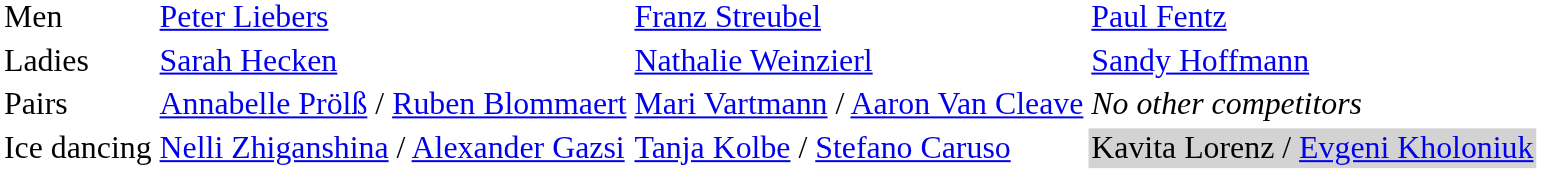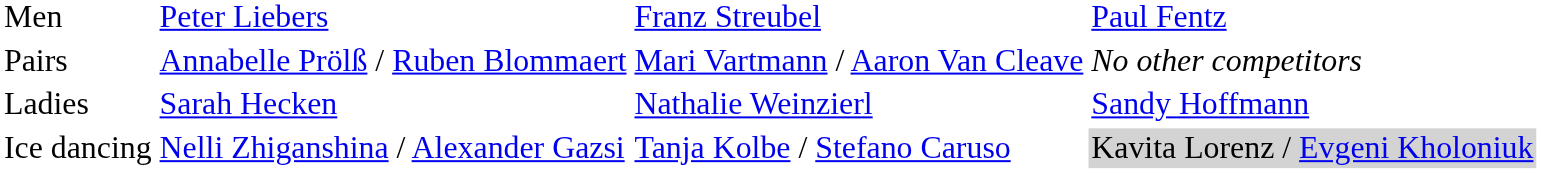rows swapped: (46, 60) <-> (36, 103)
